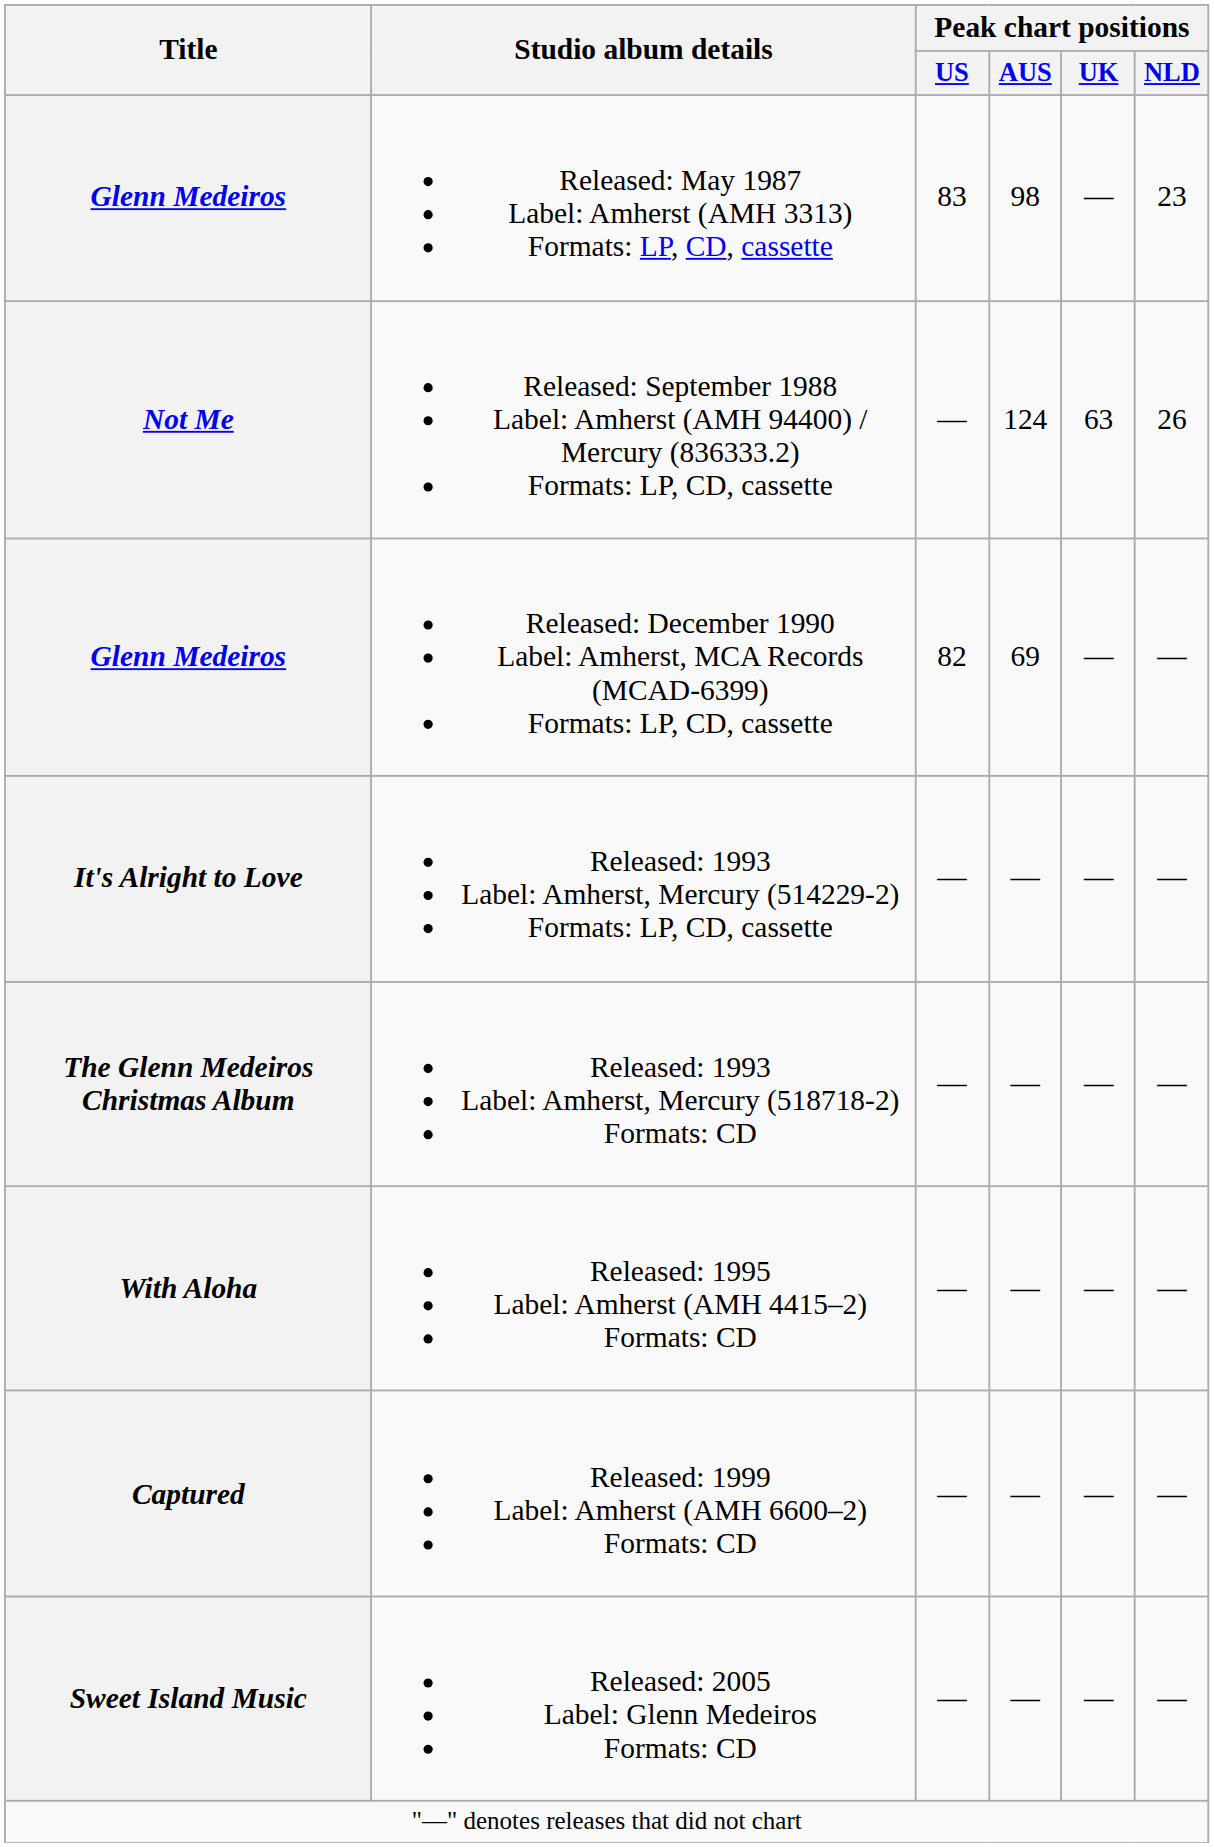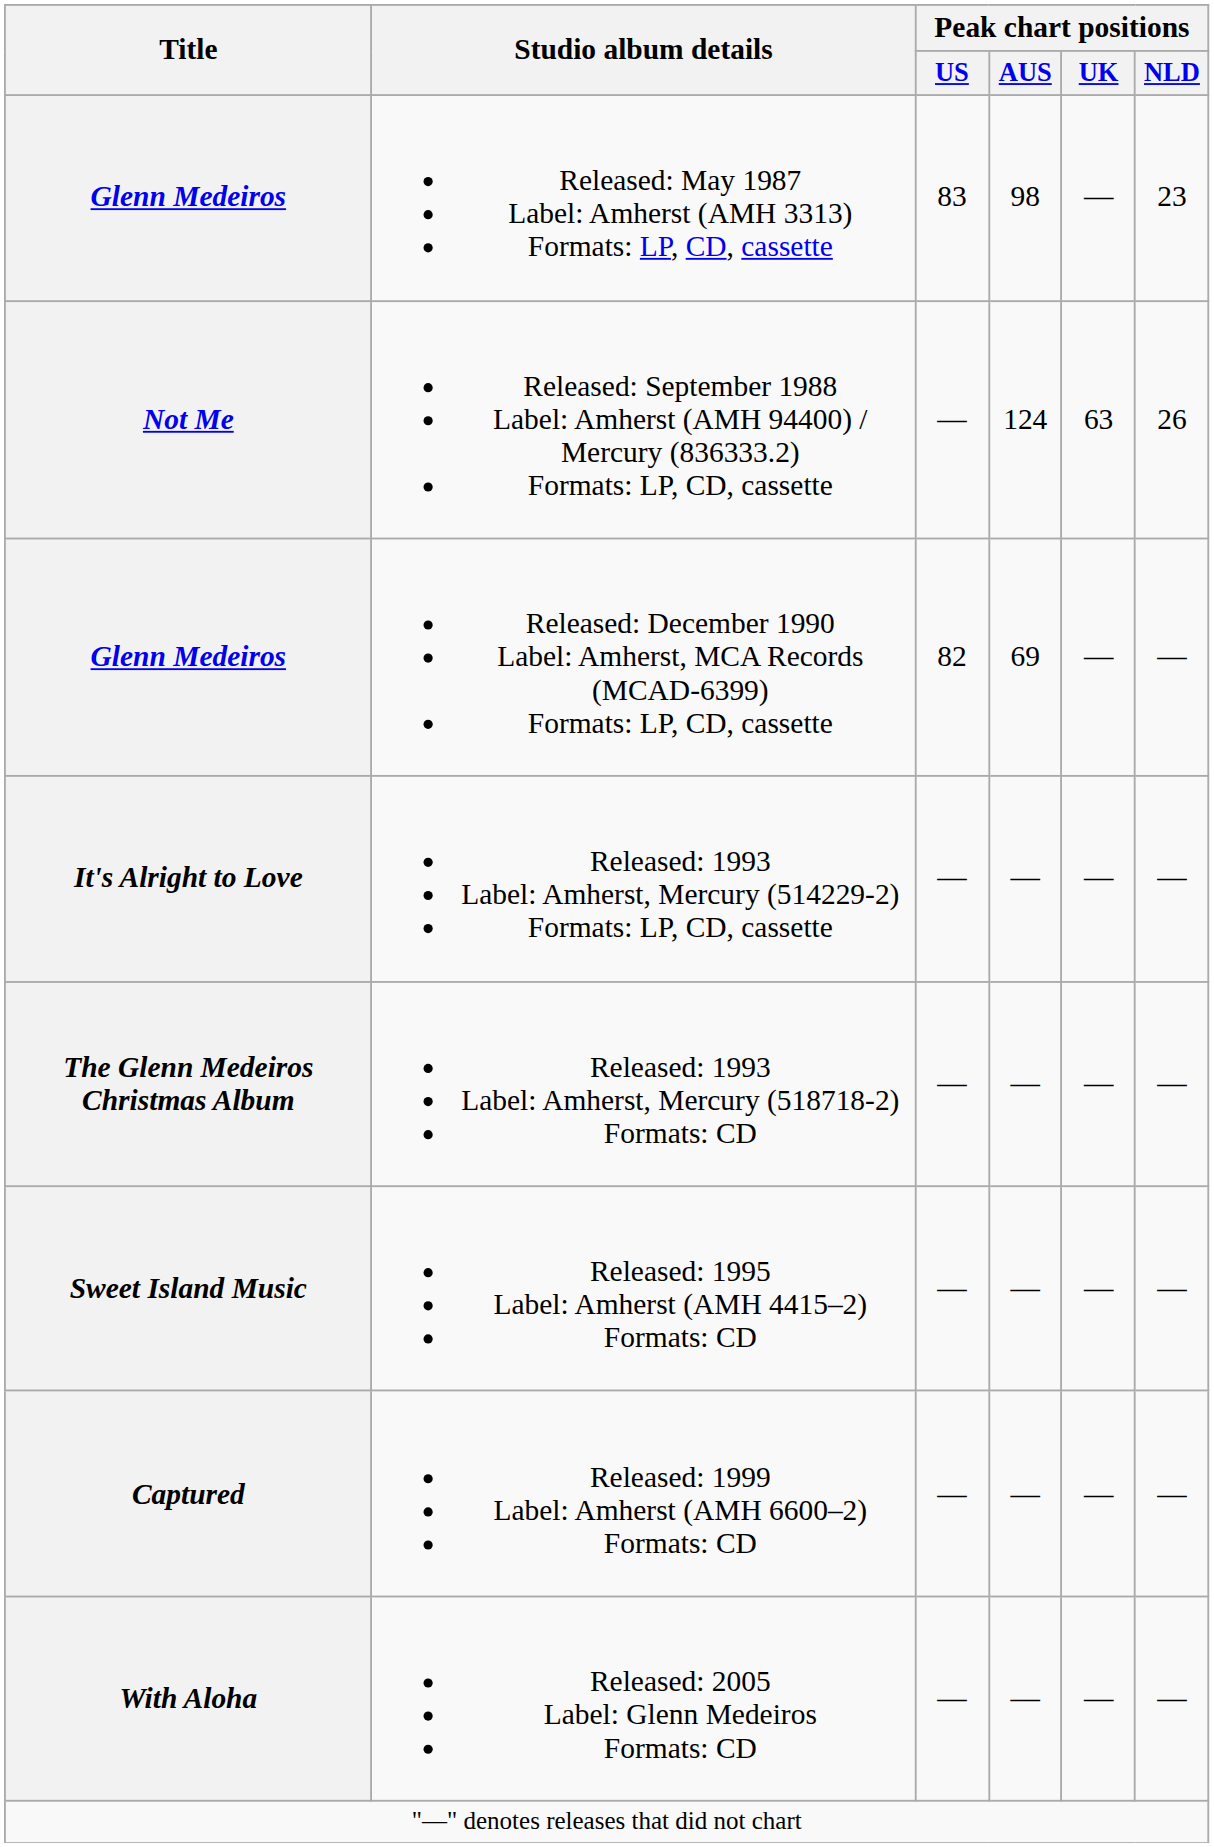(188, 1288) With Aloha -> (188, 1288) Sweet Island Music
(188, 1698) Sweet Island Music -> (188, 1698) With Aloha
